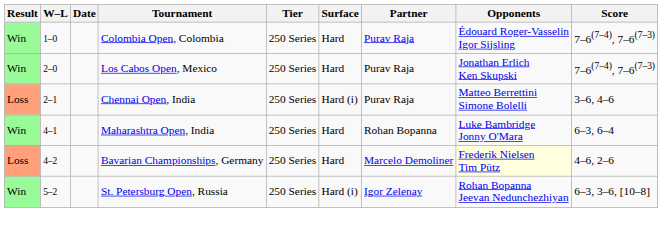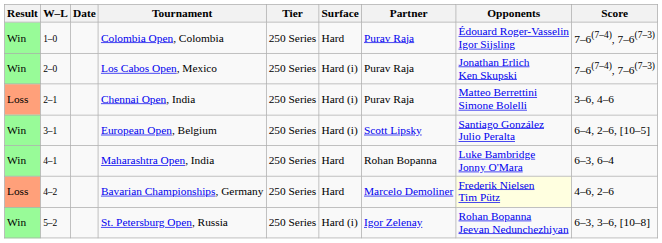(333, 68) Hard -> (340, 68) Hard (i)
+ row: (159, 130)
